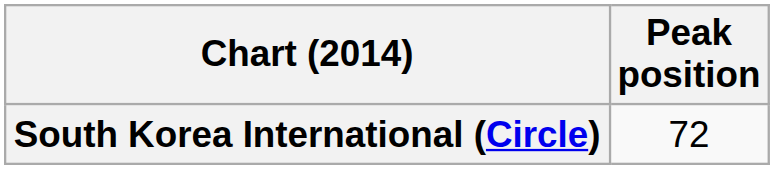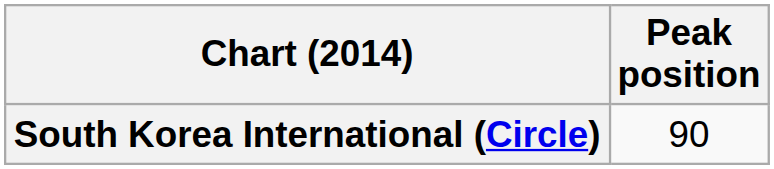(689, 133) 72 -> (689, 133) 90
